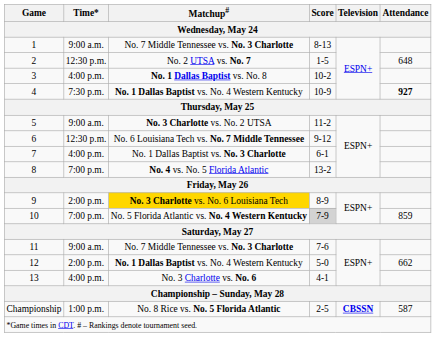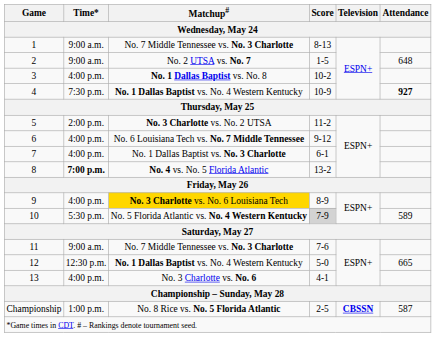(86, 60) 12:30 p.m. -> (86, 60) 9:00 a.m.
(86, 123) 9:00 a.m. -> (86, 123) 2:00 p.m.
(86, 138) 12:30 p.m. -> (86, 138) 4:00 p.m.
(86, 169) normal -> (86, 169) bold
(86, 200) 2:00 p.m. -> (86, 200) 4:00 p.m.
(86, 216) 7:00 p.m. -> (86, 216) 5:30 p.m.
(405, 216) 859 -> (405, 216) 589
(86, 262) 2:00 p.m. -> (86, 262) 12:30 p.m.
(405, 262) 662 -> (405, 262) 665
